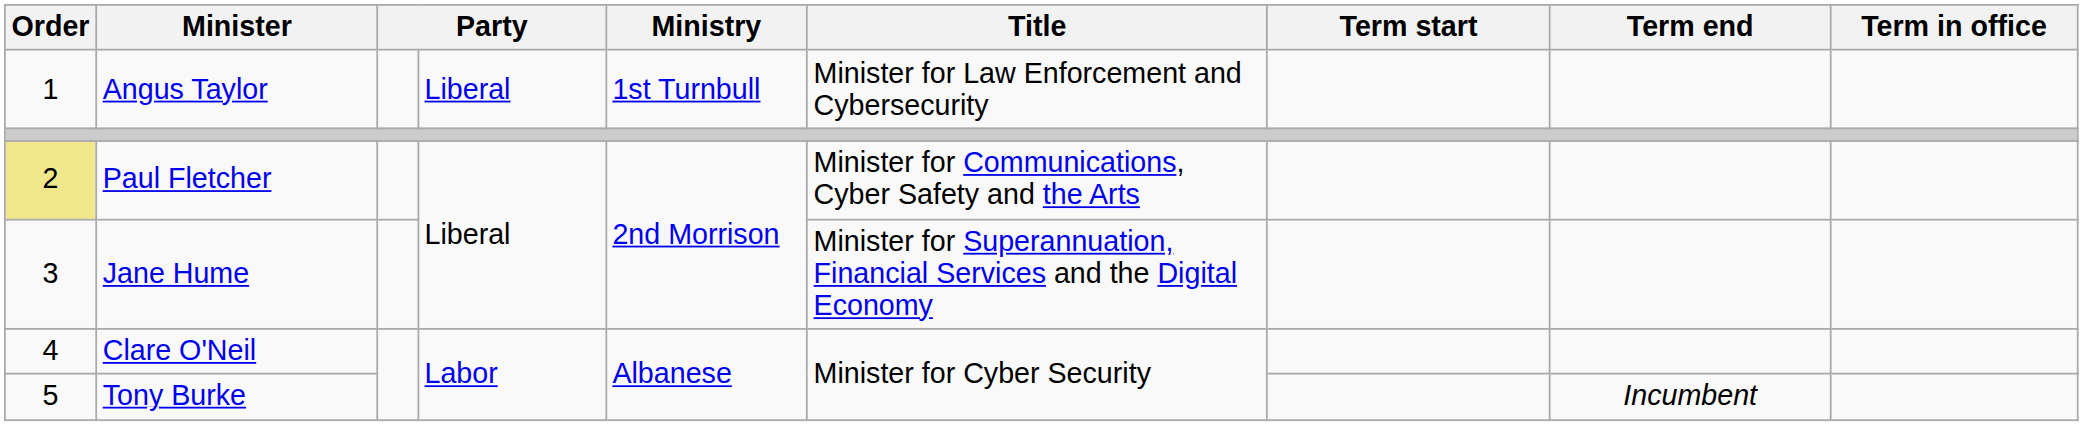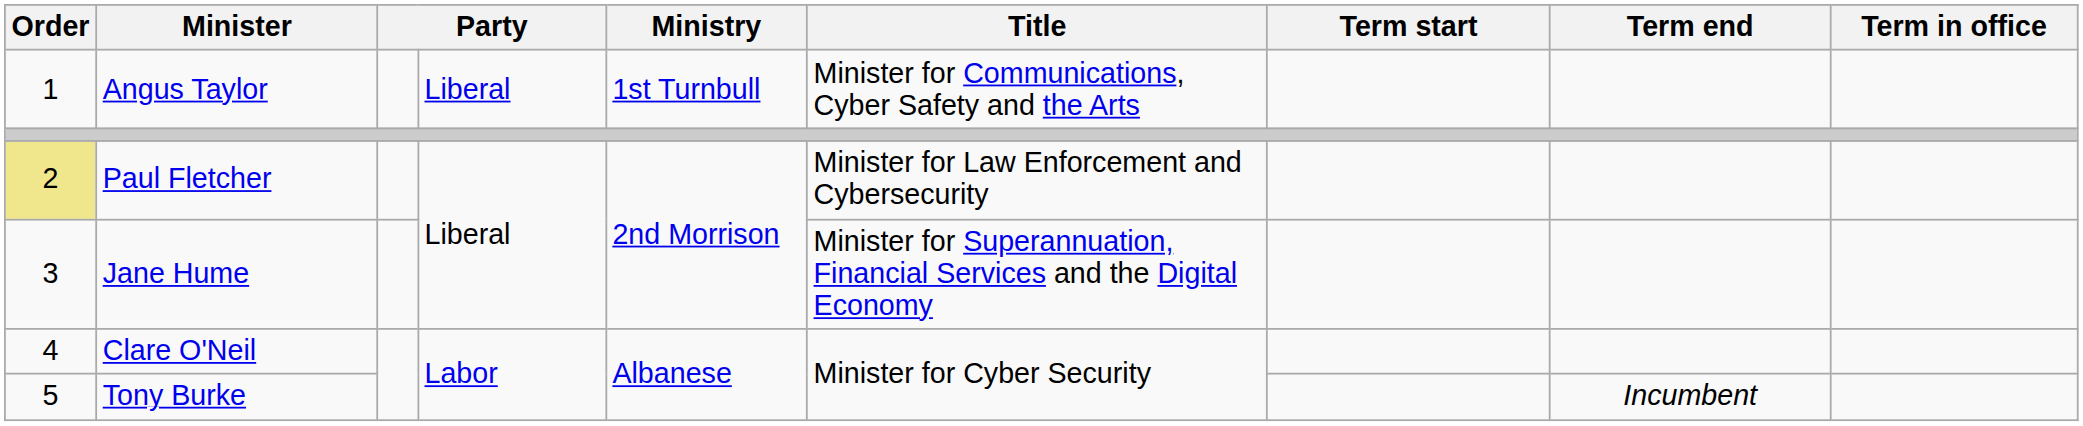(1028, 88) Minister for Law Enforcement and Cybersecurity -> (999, 88) Minister for Communications, Cyber Safety and the Arts
(999, 179) Minister for Communications, Cyber Safety and the Arts -> (1028, 179) Minister for Law Enforcement and Cybersecurity
